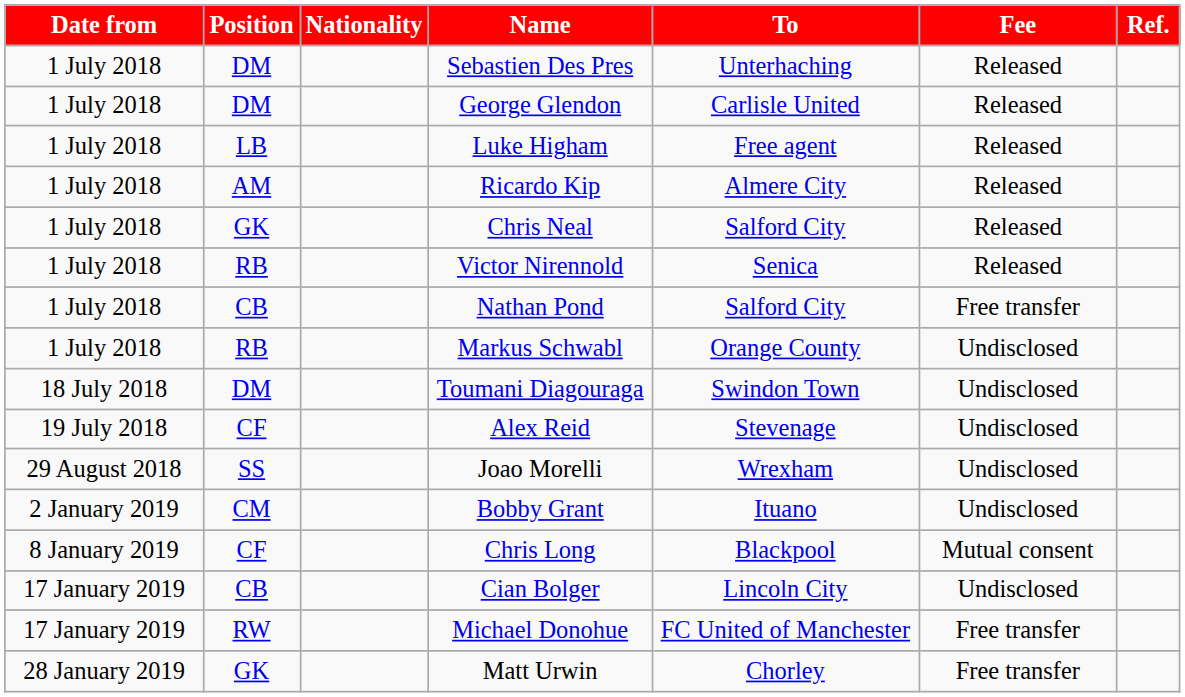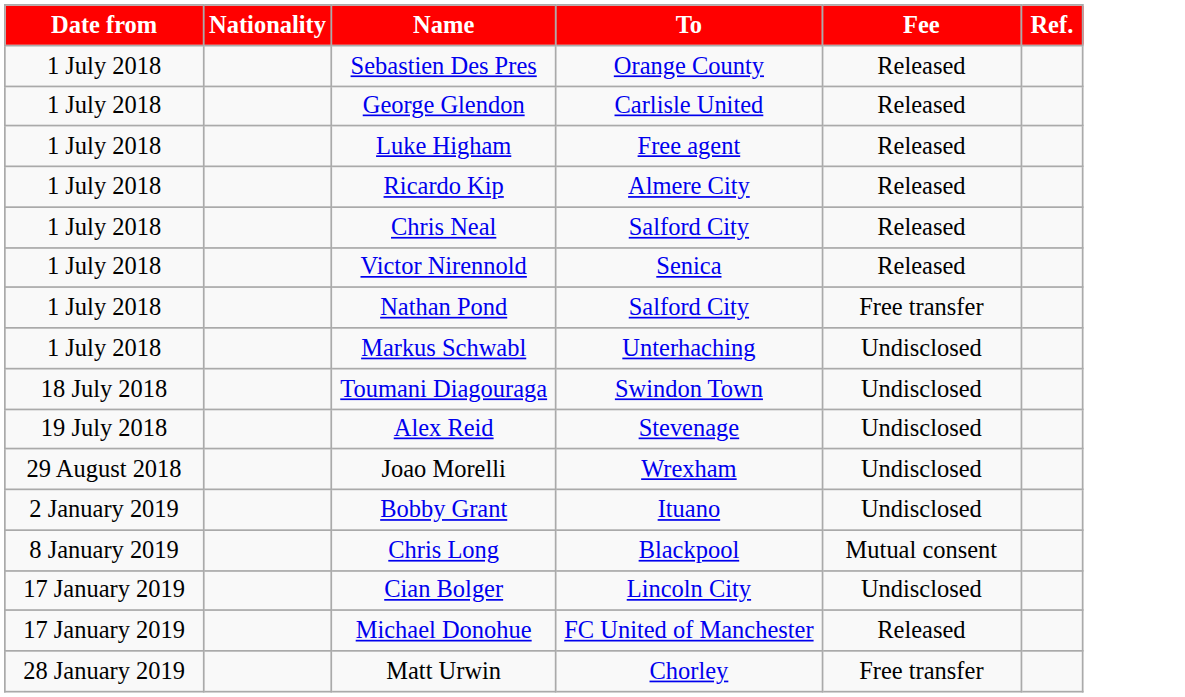- column: (252, 25)
(785, 65) Unterhaching -> (689, 65) Orange County
(785, 348) Orange County -> (689, 348) Unterhaching
(1018, 630) Free transfer -> (921, 630) Released
